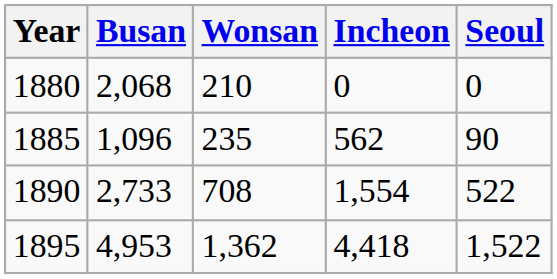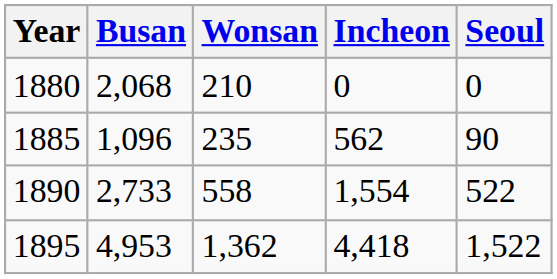(227, 191) 708 -> (227, 191) 558
